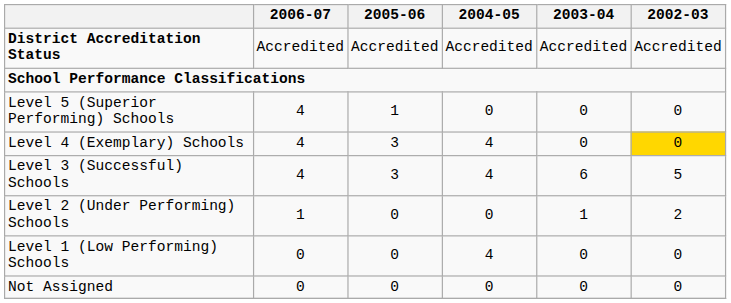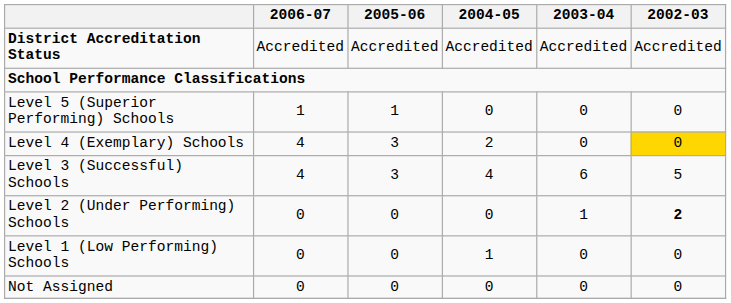(300, 112) 4 -> (300, 112) 1
(489, 144) 4 -> (489, 144) 2
(300, 216) 1 -> (300, 216) 0
(678, 216) normal -> (678, 216) bold
(489, 256) 4 -> (489, 256) 1
